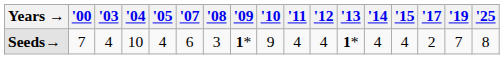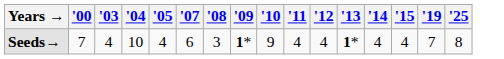- column: (432, 16)
